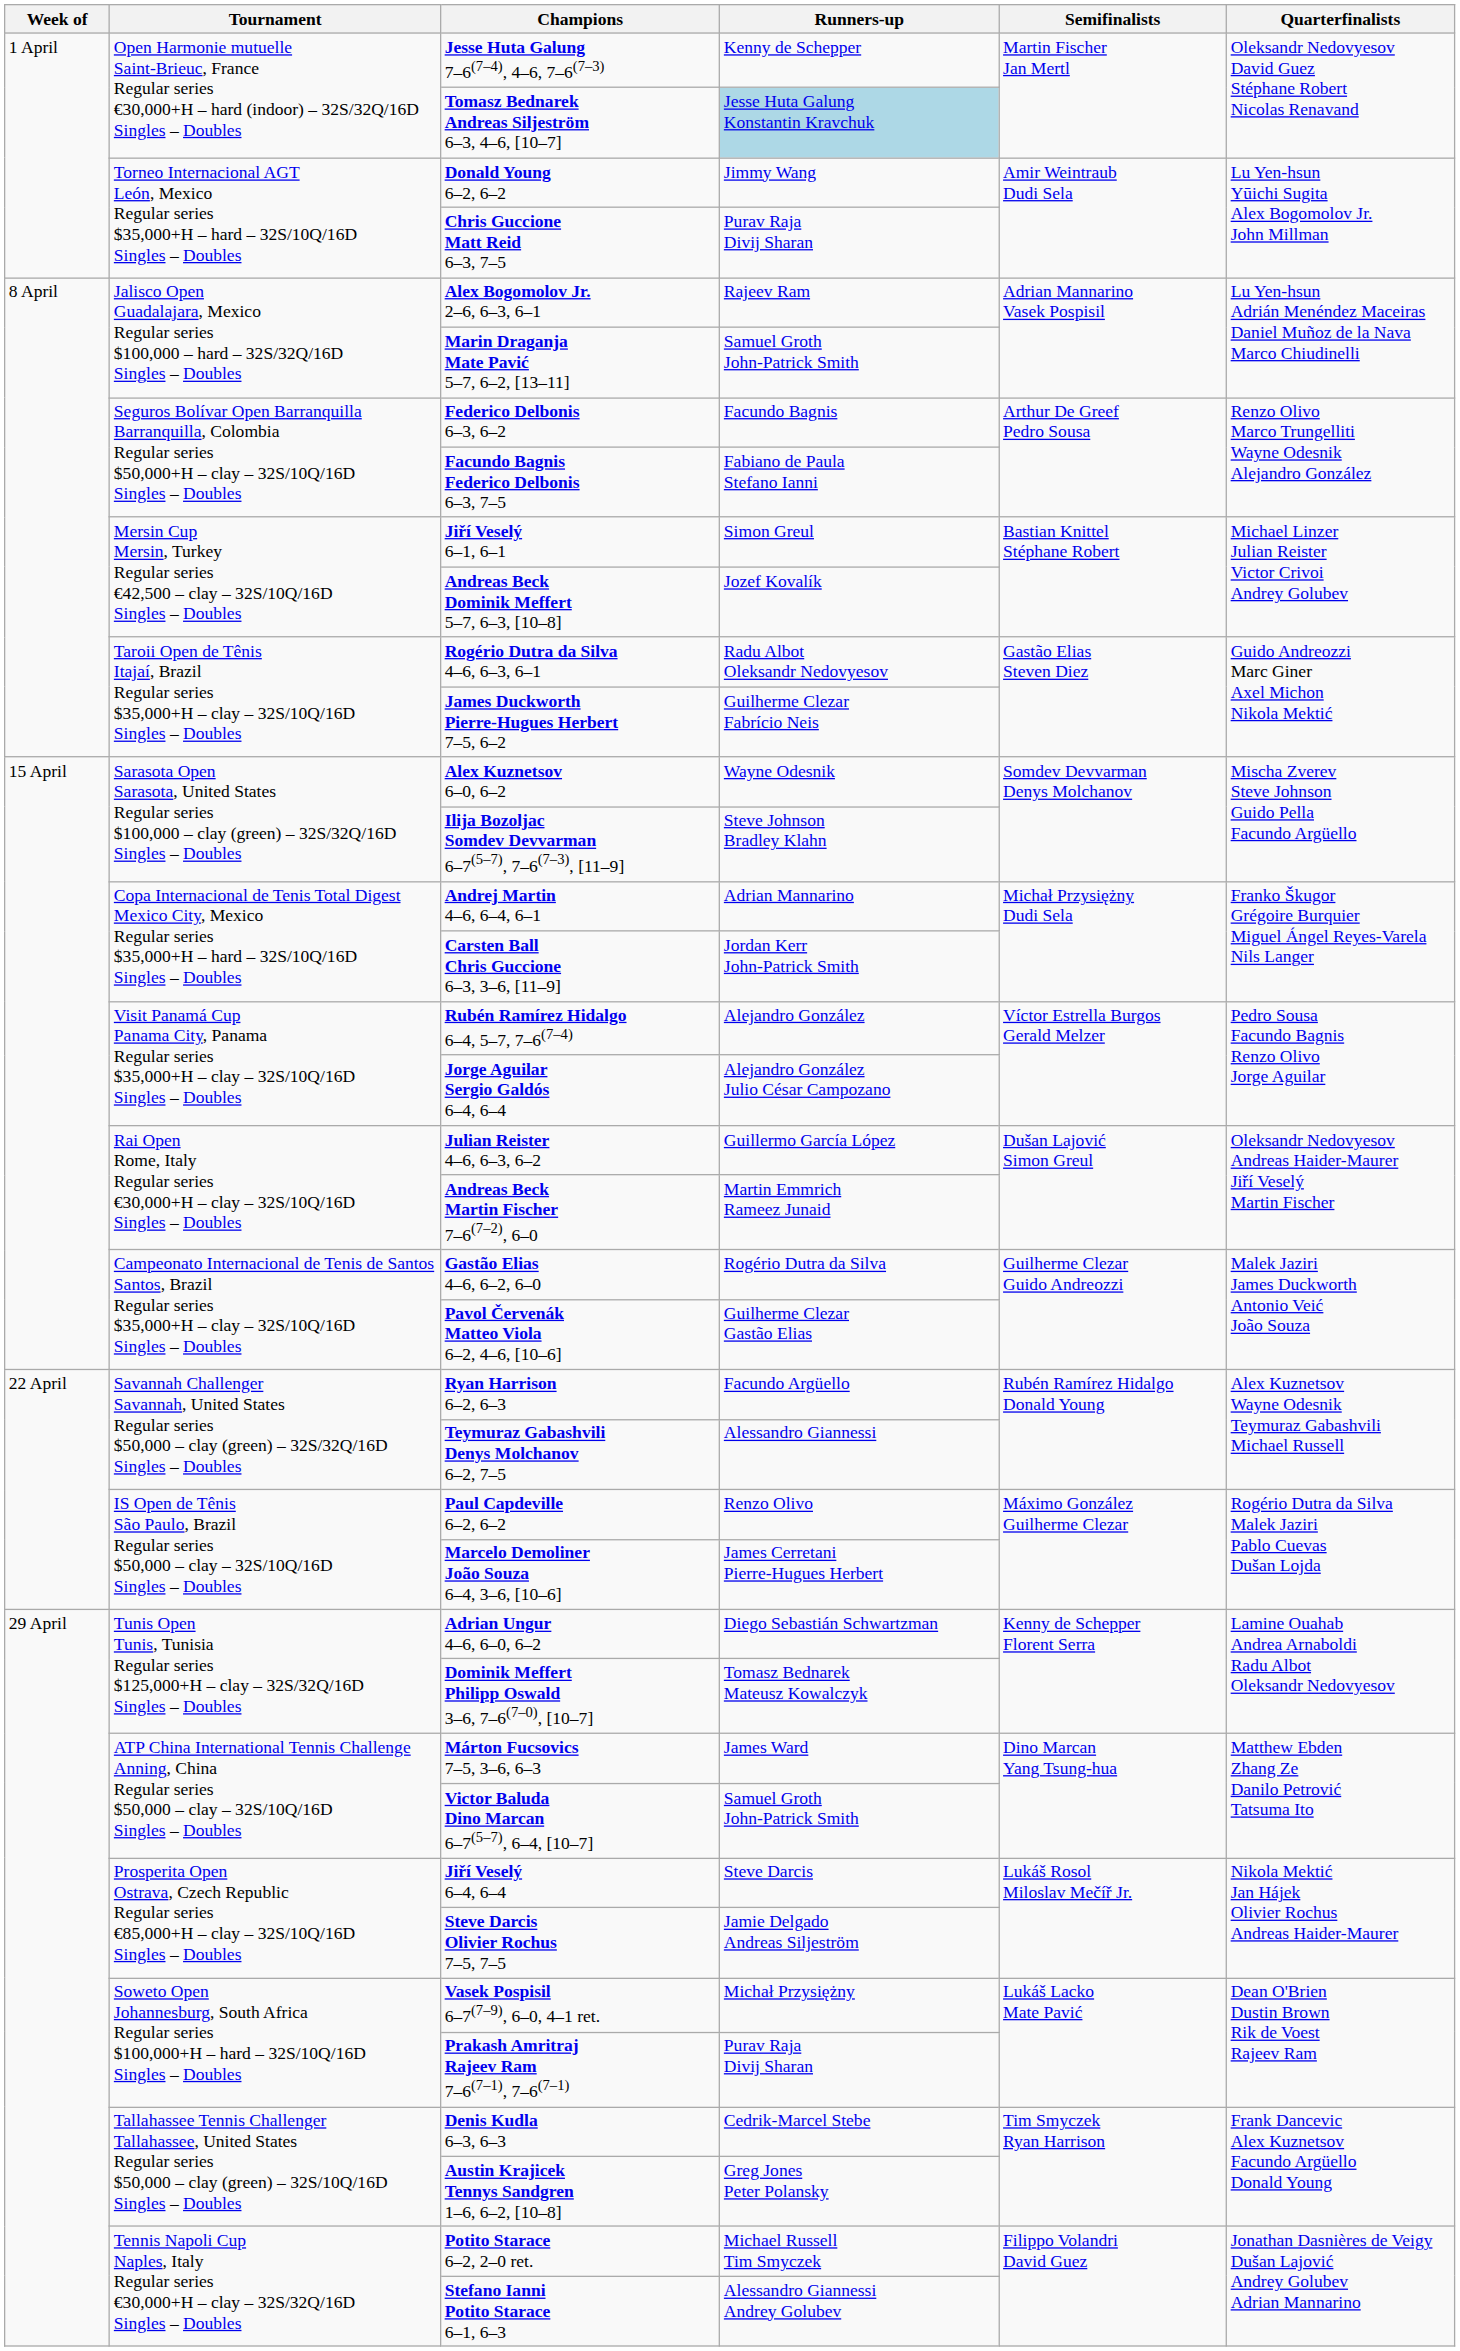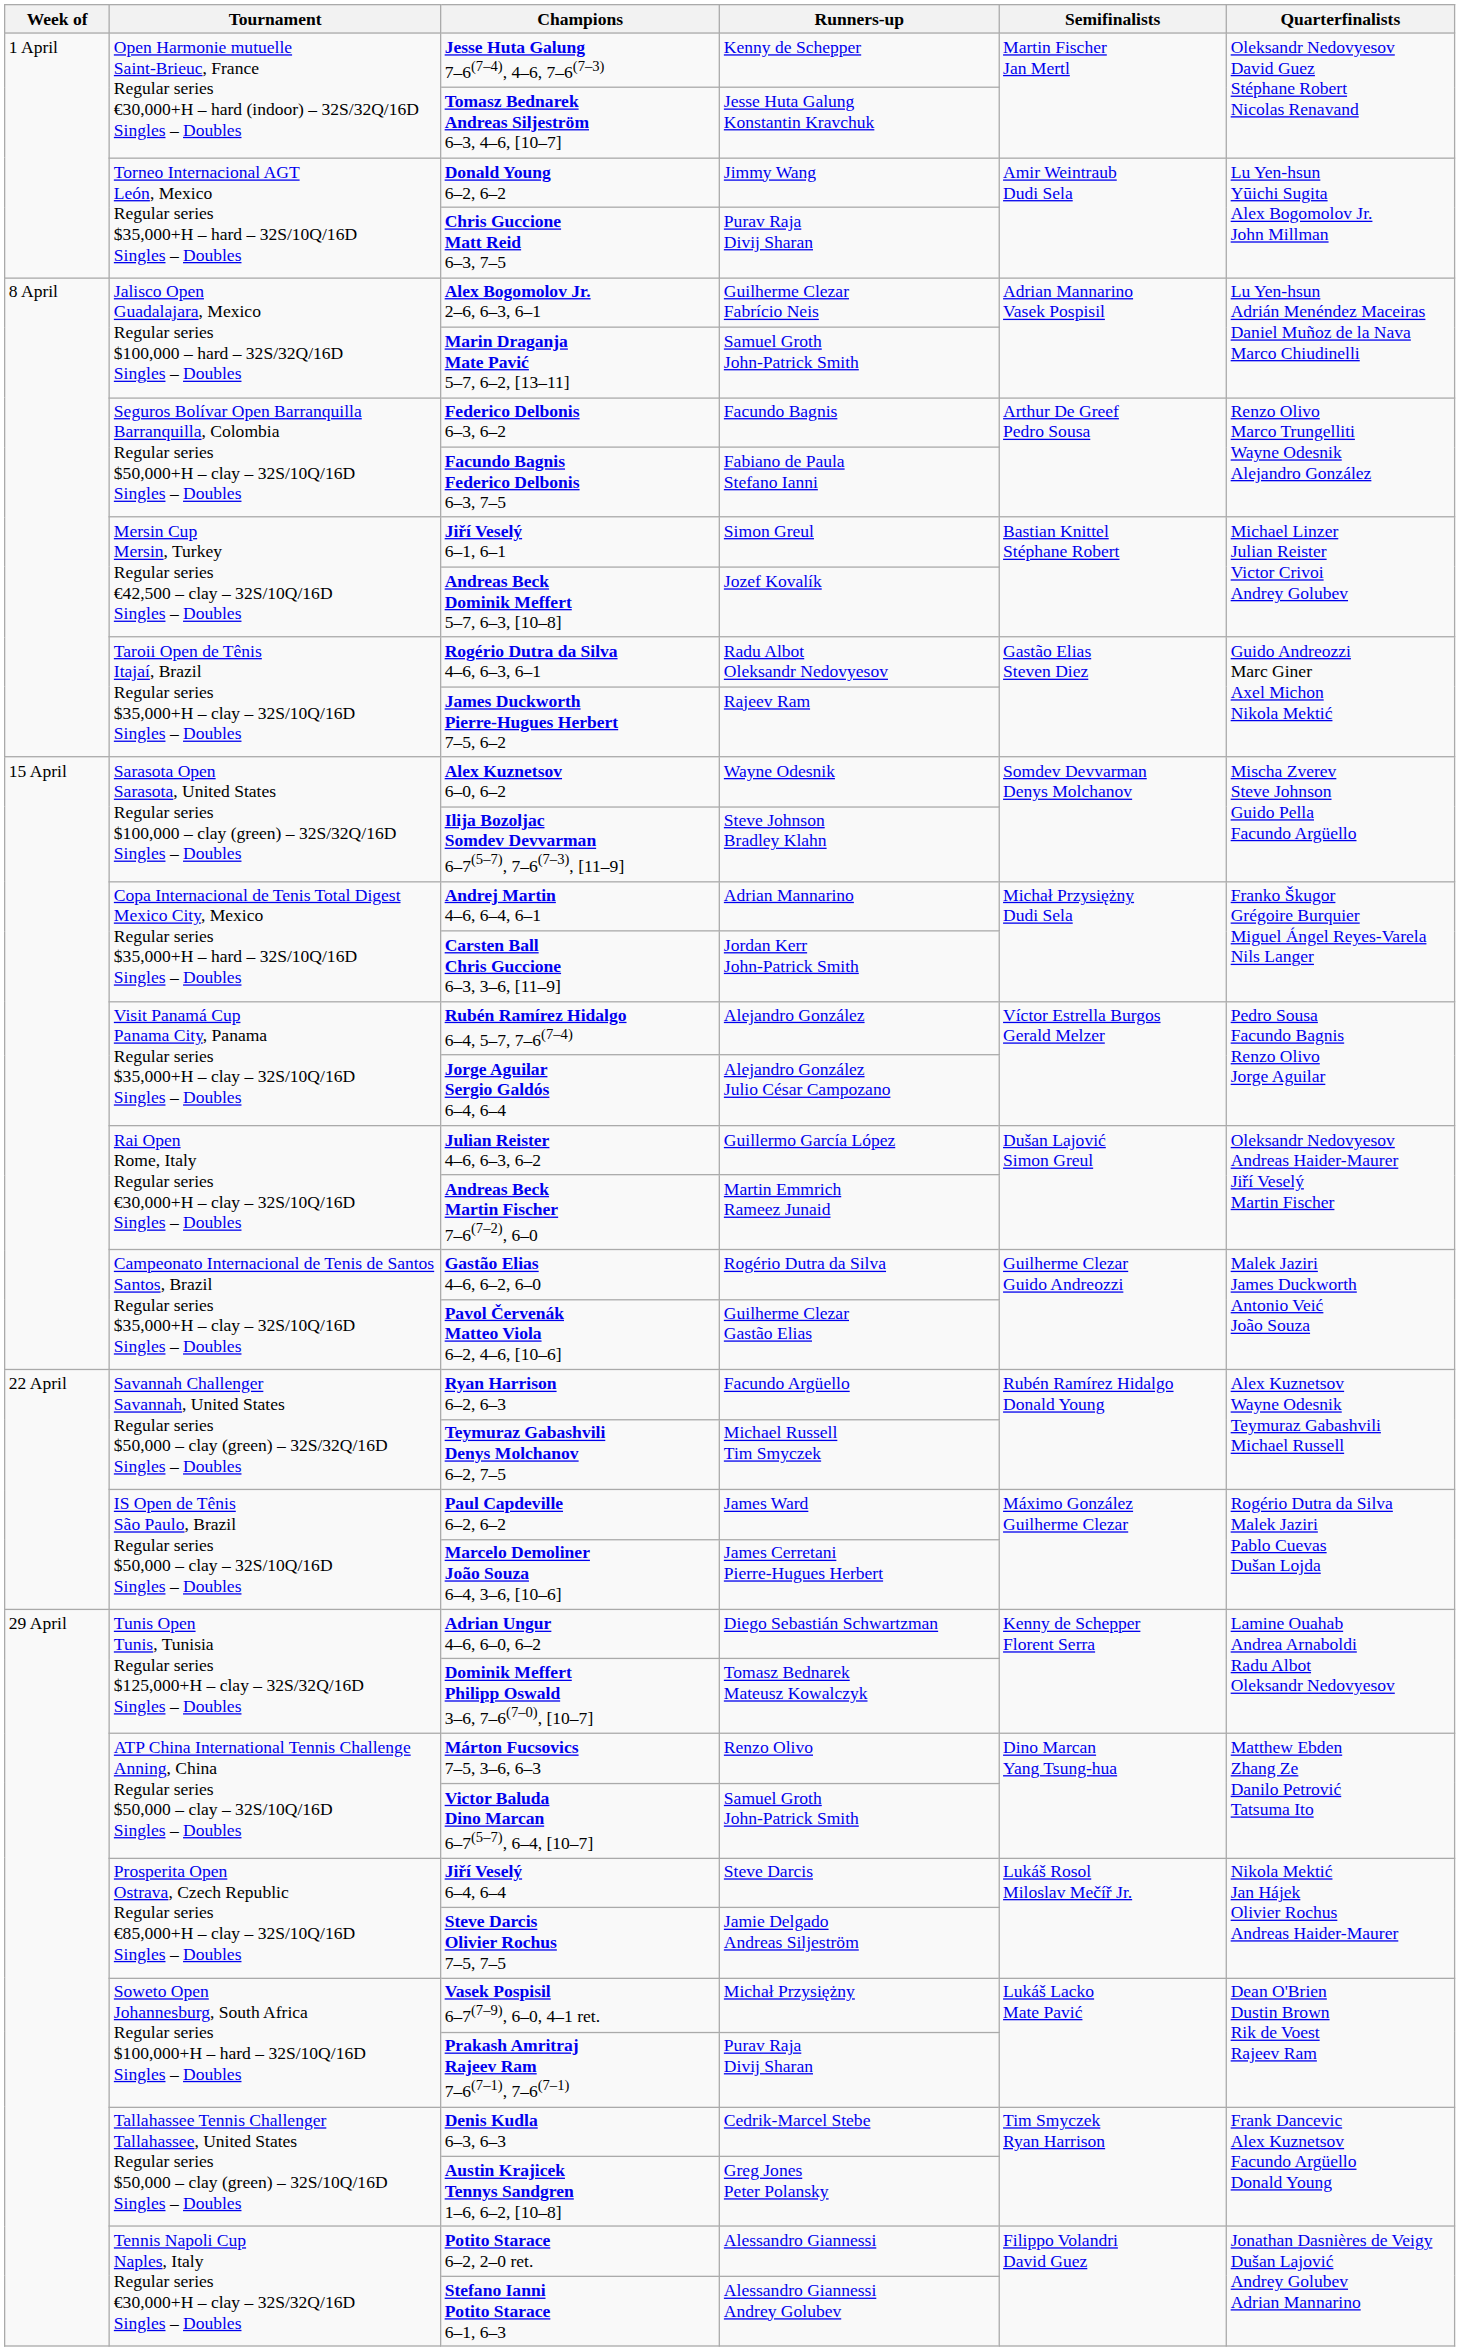(799, 111) lightblue background -> (799, 111) no background
(767, 291) Rajeev Ram -> (786, 302) Guilherme Clezar Fabrício Neis
(786, 711) Guilherme Clezar Fabrício Neis -> (767, 700) Rajeev Ram
(800, 1433) Alessandro Giannessi -> (781, 1443) Michael Russell Tim Smyczek
(768, 1503) Renzo Olivo -> (766, 1503) James Ward
(766, 1747) James Ward -> (768, 1747) Renzo Olivo
(781, 2250) Michael Russell Tim Smyczek -> (800, 2240) Alessandro Giannessi
